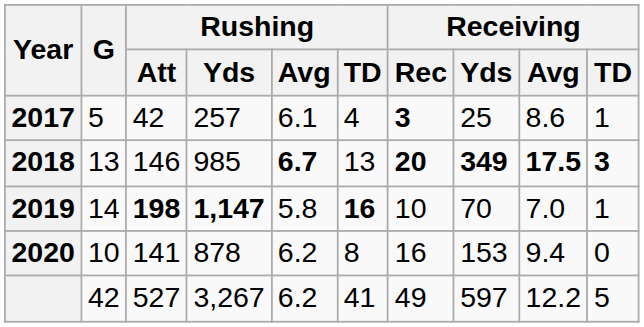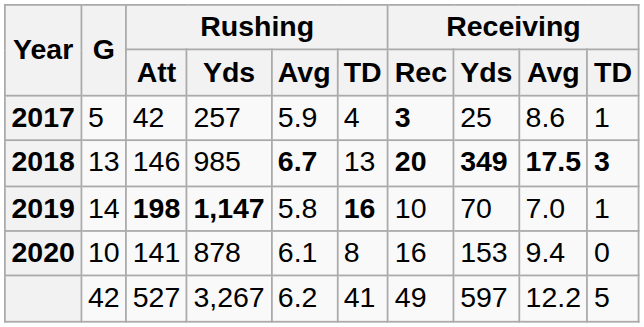(298, 117) 6.1 -> (298, 117) 5.9
(298, 252) 6.2 -> (298, 252) 6.1
